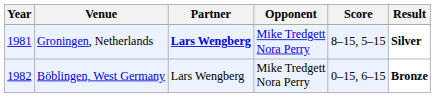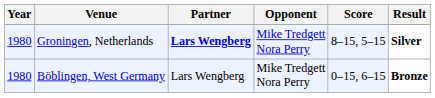(19, 41) 1981 -> (19, 41) 1980
(19, 76) 1982 -> (19, 76) 1980
